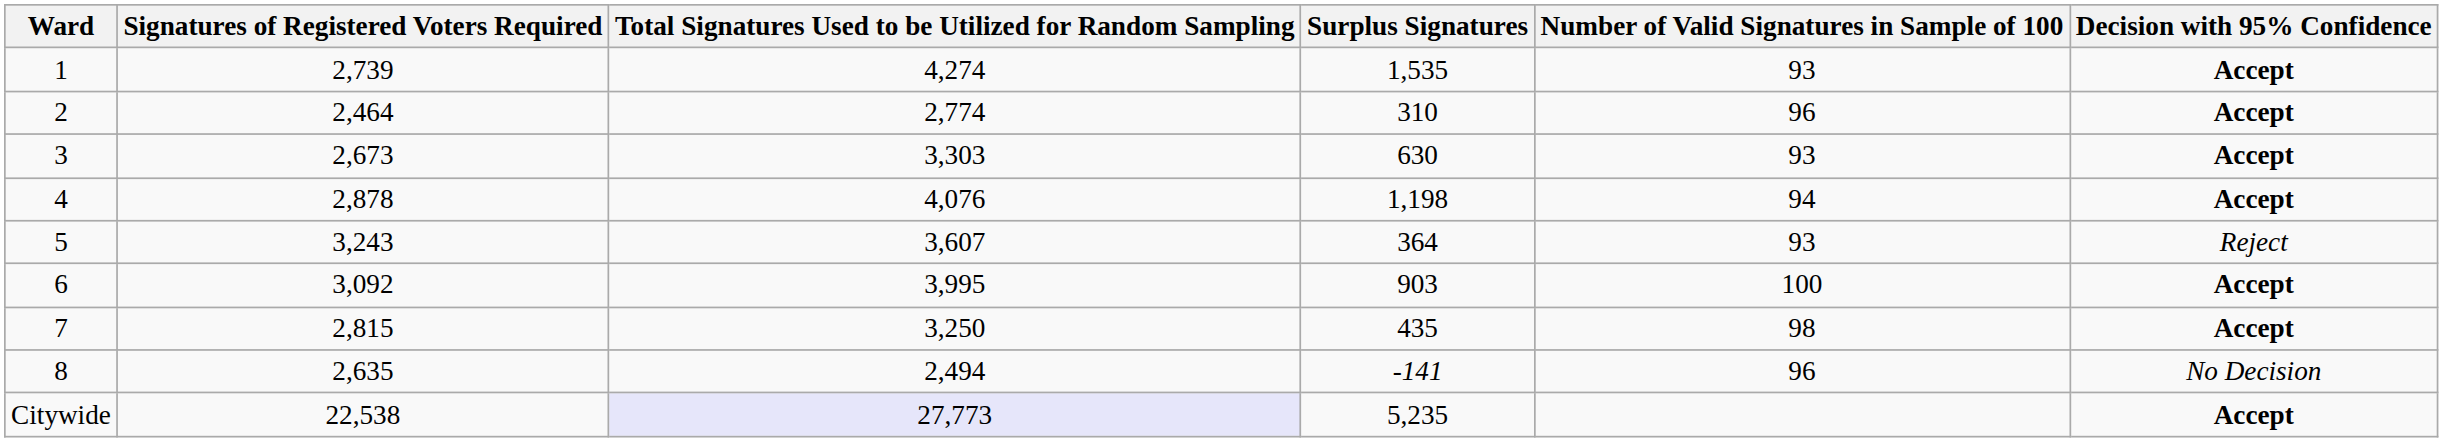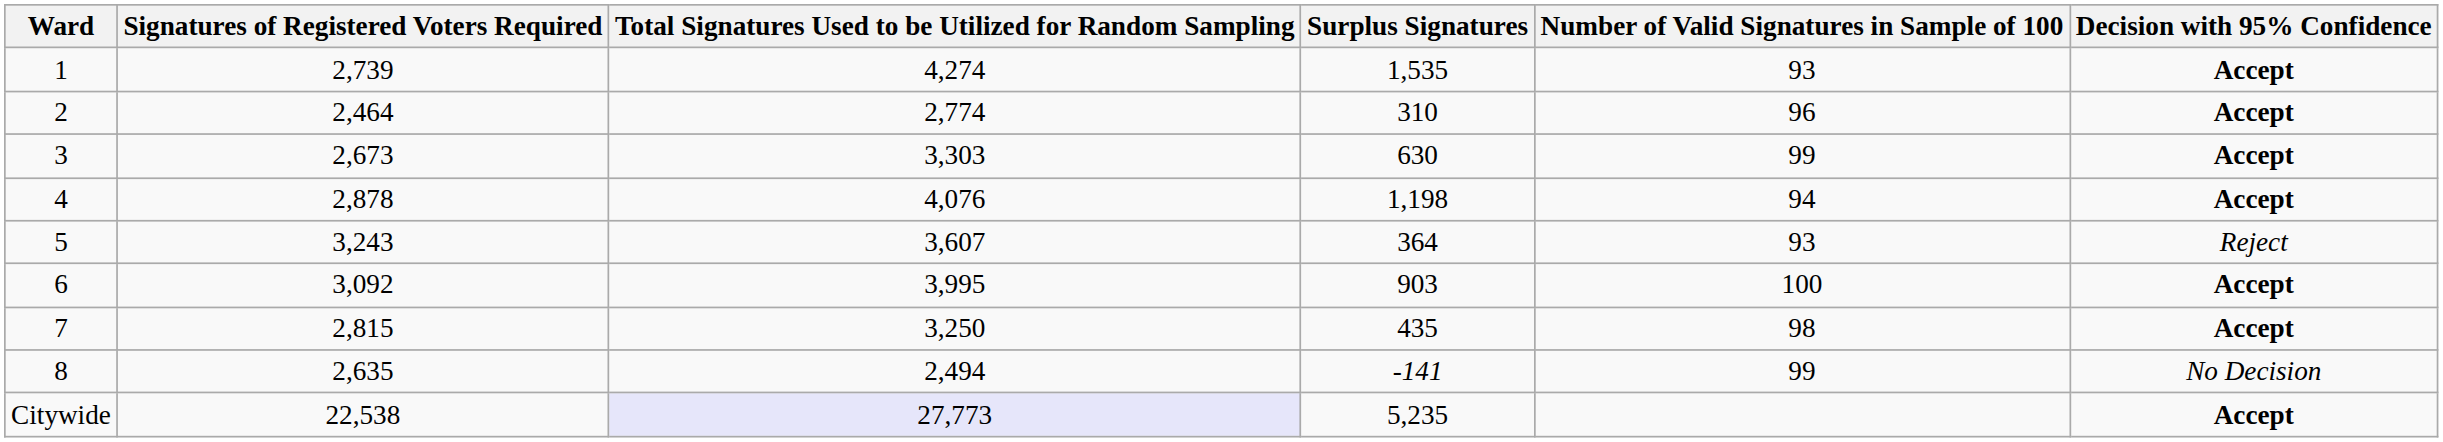(1802, 155) 93 -> (1802, 155) 99
(1802, 371) 96 -> (1802, 371) 99
